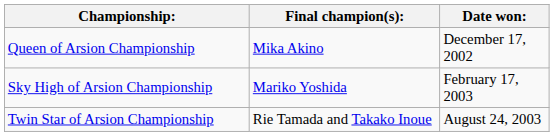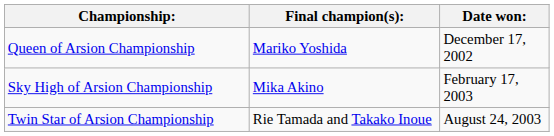(288, 47) Mika Akino -> (300, 47) Mariko Yoshida
(300, 87) Mariko Yoshida -> (288, 87) Mika Akino
